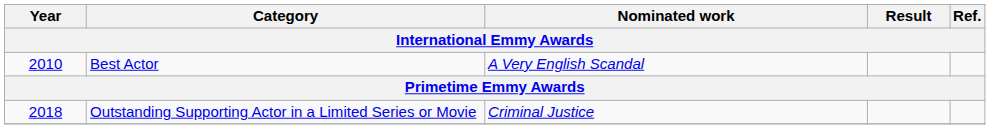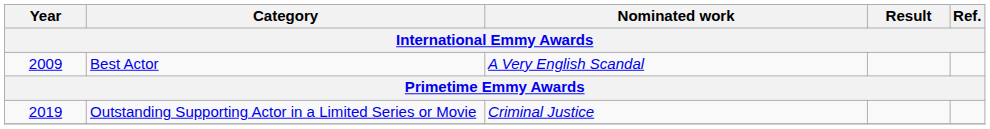(46, 64) 2010 -> (46, 64) 2009
(46, 111) 2018 -> (46, 111) 2019
